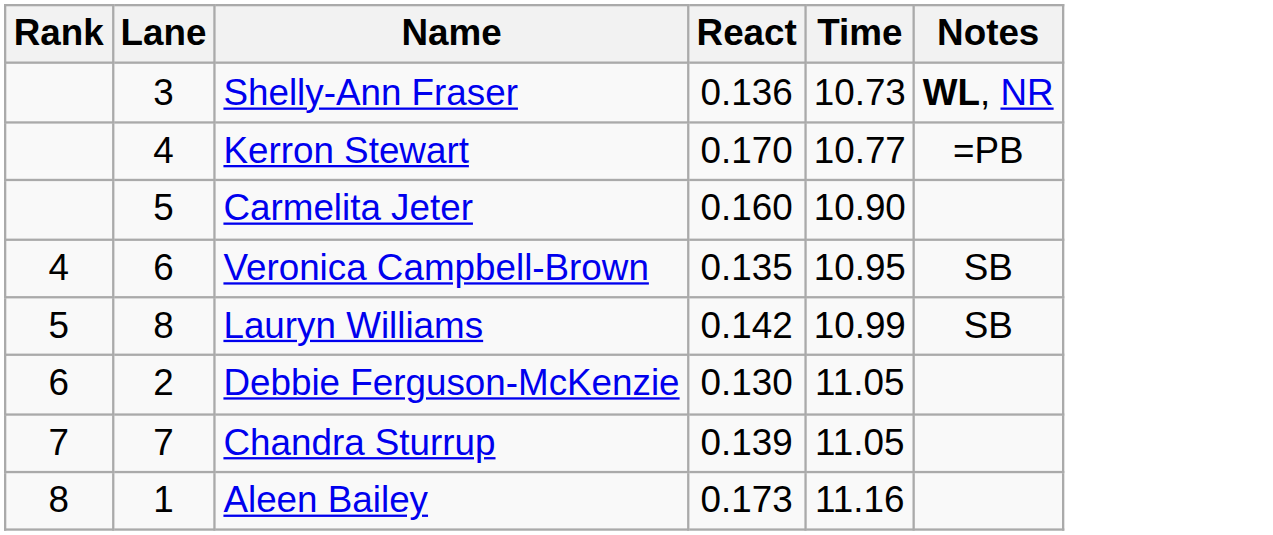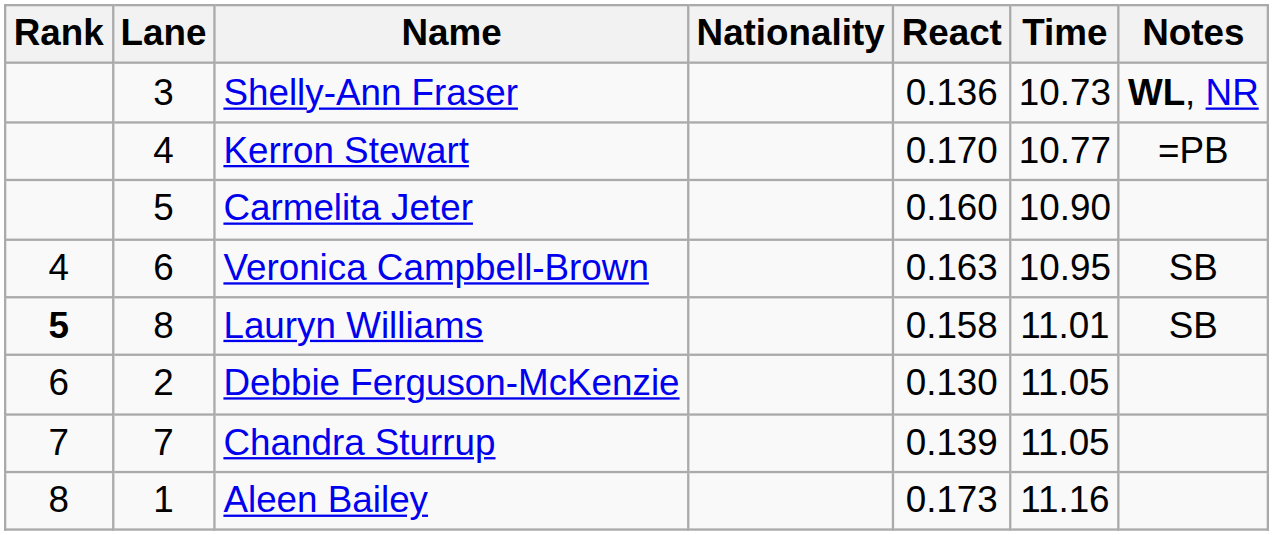+ column: (791, 33)
(747, 267) 0.135 -> (952, 267) 0.163
(59, 325) normal -> (59, 325) bold
(747, 325) 0.142 -> (952, 325) 0.158
(860, 325) 10.99 -> (1065, 325) 11.01
